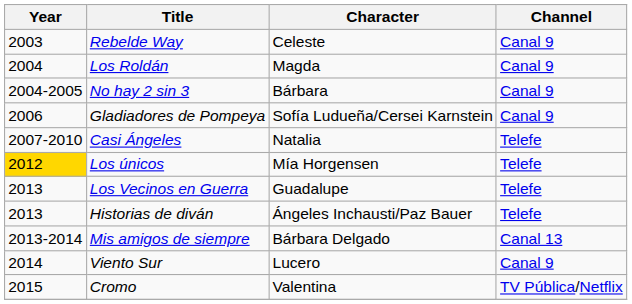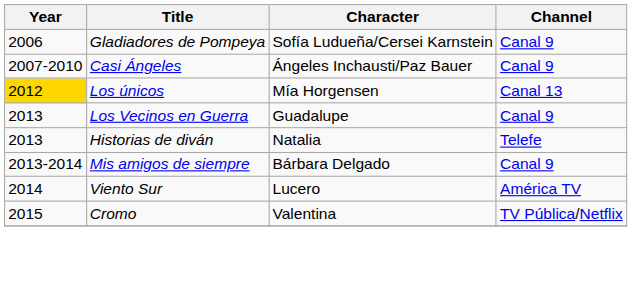- row: (136, 42)
- row: (129, 66)
- row: (139, 91)
(297, 140) Natalia -> (372, 66) Ángeles Inchausti/Paz Bauer
(521, 140) Telefe -> (527, 66) Canal 9
(521, 165) Telefe -> (531, 91) Canal 13
(521, 189) Telefe -> (527, 115) Canal 9
(372, 214) Ángeles Inchausti/Paz Bauer -> (297, 140) Natalia
(531, 238) Canal 13 -> (527, 165) Canal 9
(527, 263) Canal 9 -> (541, 189) América TV
